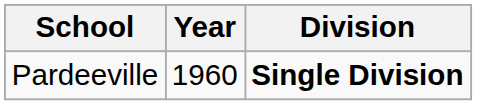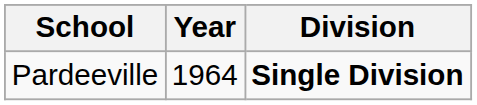(205, 74) 1960 -> (205, 74) 1964
